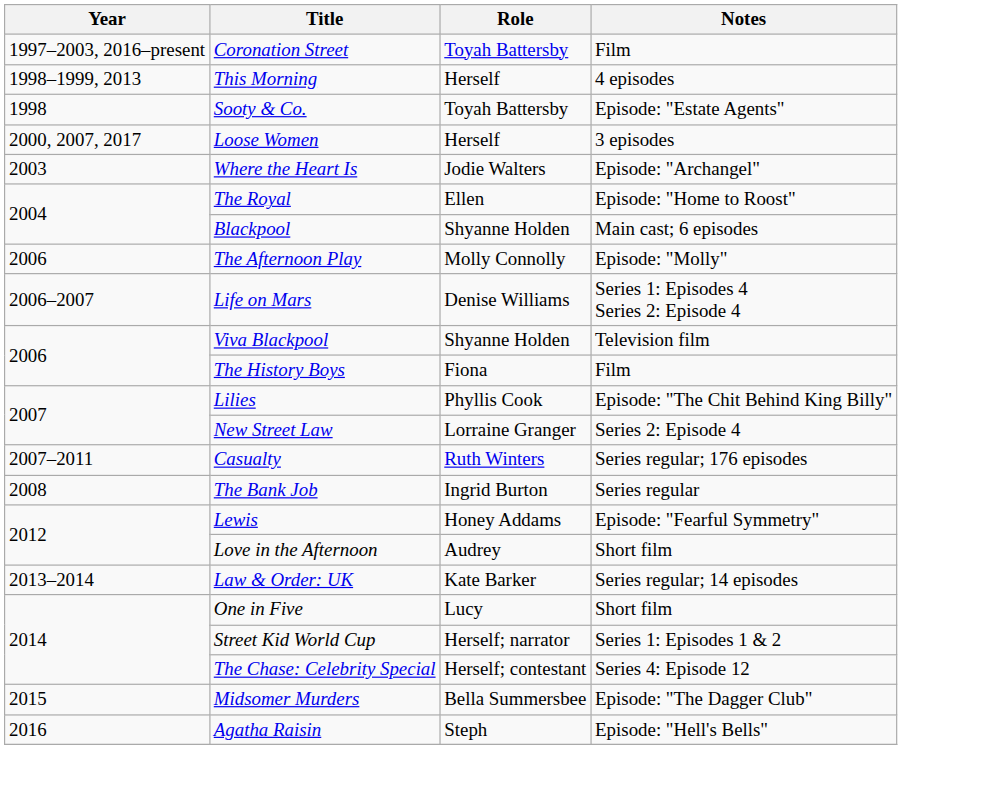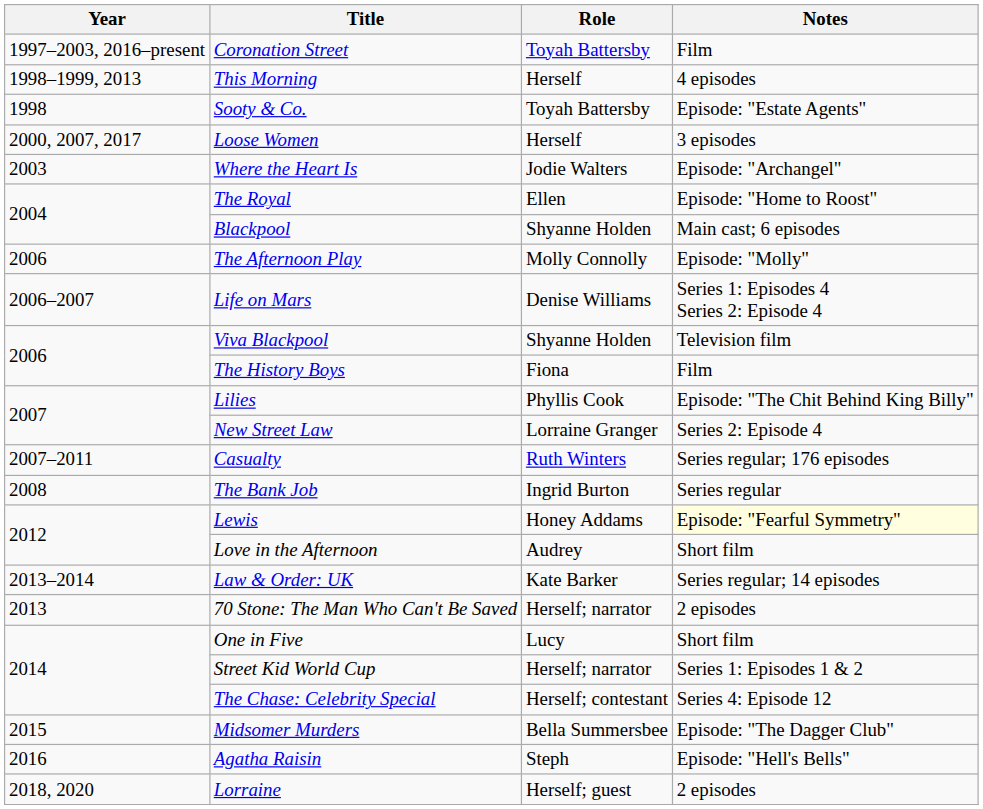(707, 519) no background -> (789, 519) lightyellow background
+ row: (365, 609)
+ row: (247, 789)
